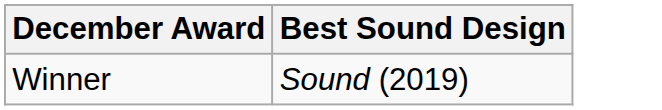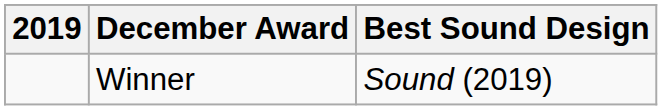+ column: (47, 29)
